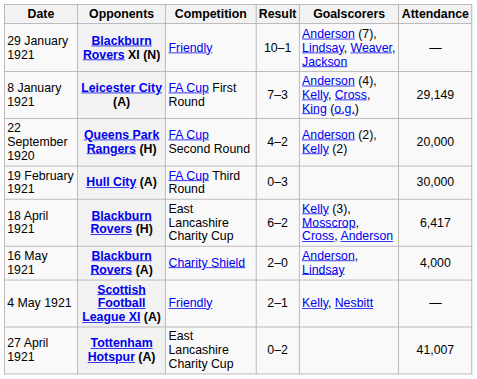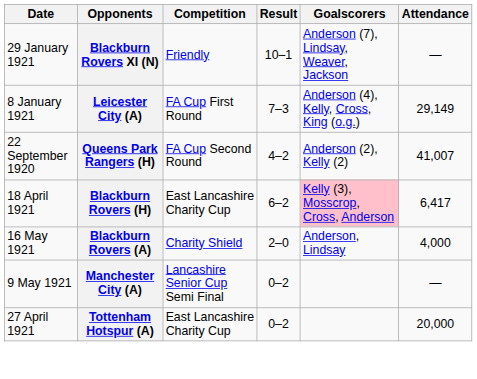(435, 142) 20,000 -> (435, 156) 41,007
- row: (122, 182)
(348, 222) no background -> (349, 203) pink background
- row: (122, 303)
+ row: (120, 283)
(435, 350) 41,007 -> (435, 324) 20,000
